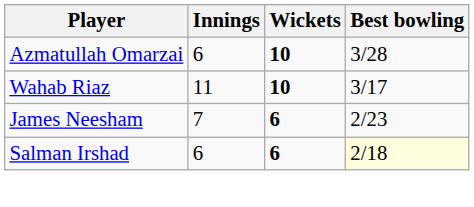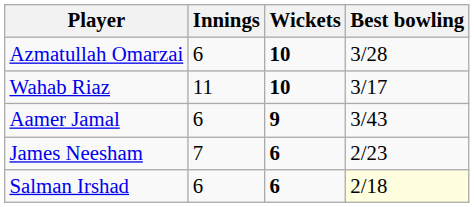+ row: (65, 119)
